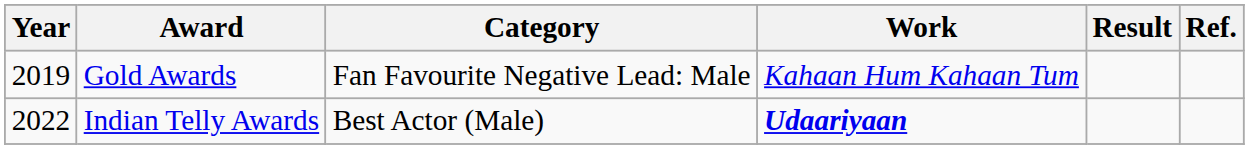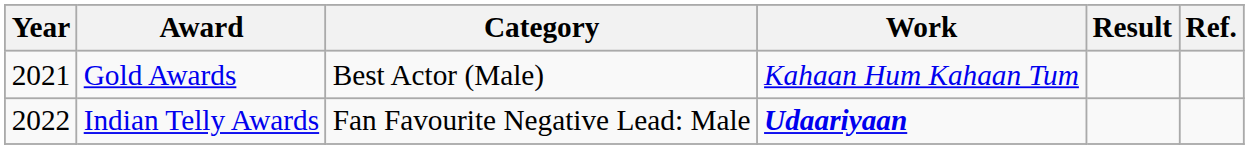(41, 74) 2019 -> (41, 74) 2021
(542, 74) Fan Favourite Negative Lead: Male -> (438, 74) Best Actor (Male)
(438, 120) Best Actor (Male) -> (542, 120) Fan Favourite Negative Lead: Male
